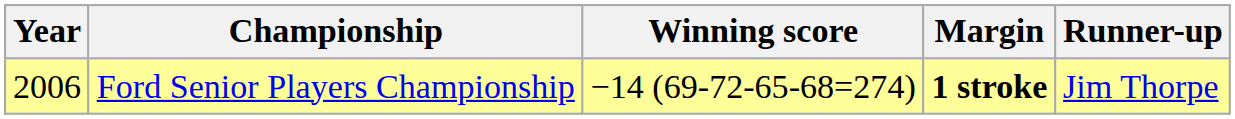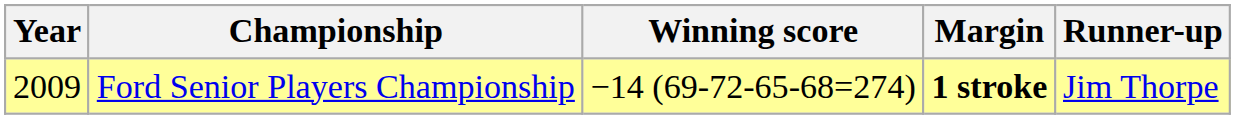(47, 85) 2006 -> (47, 85) 2009
